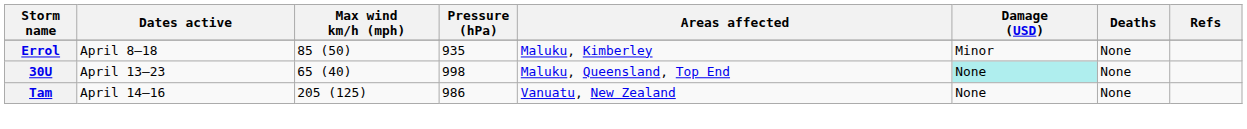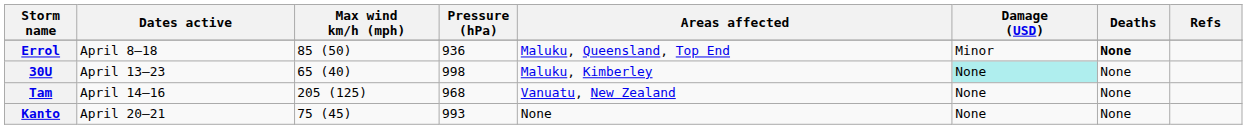(454, 51) 935 -> (454, 51) 936
(587, 51) Maluku, Kimberley -> (625, 51) Maluku, Queensland, Top End
(1116, 51) normal -> (1116, 51) bold
(625, 72) Maluku, Queensland, Top End -> (587, 72) Maluku, Kimberley
(454, 93) 986 -> (454, 93) 968
+ row: (41, 114)
